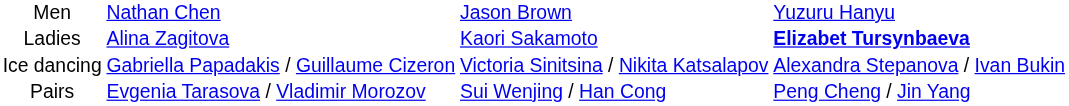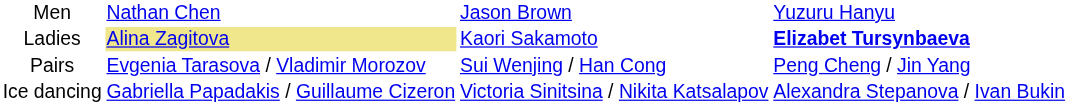(168, 39) no background -> (168, 39) khaki background
rows swapped: (52, 92) <-> (52, 65)
